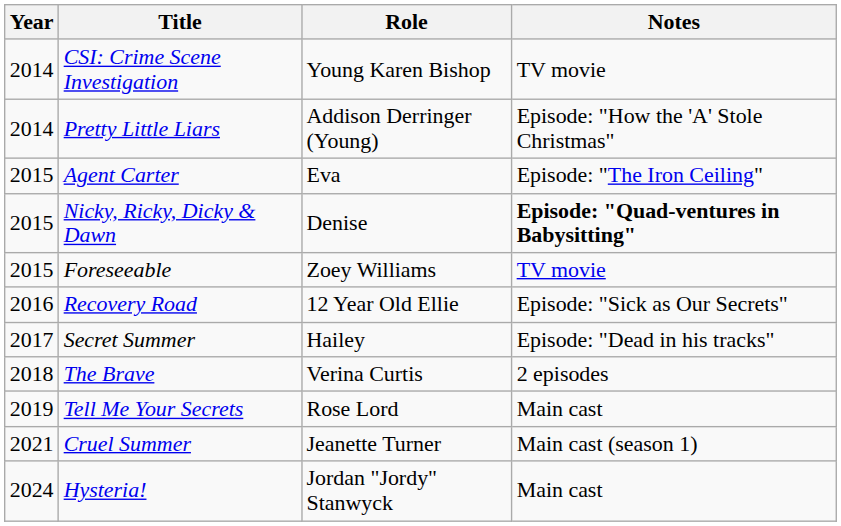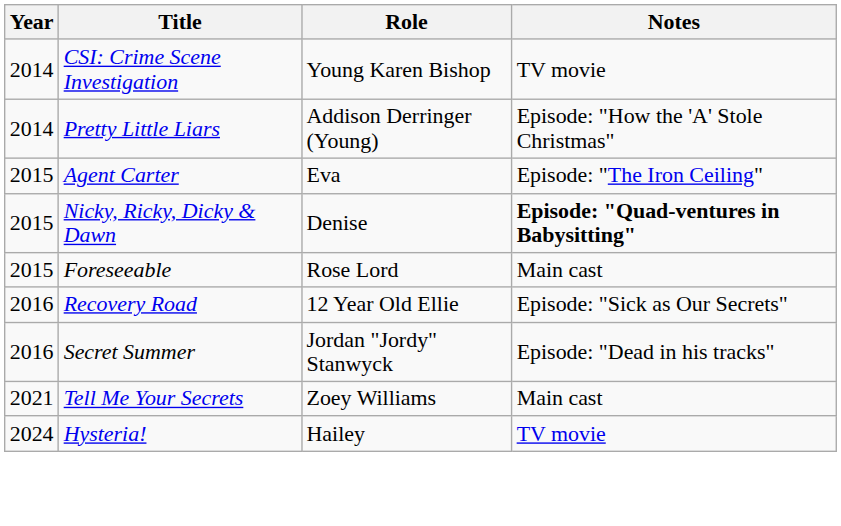(371, 269) Zoey Williams -> (352, 269) Rose Lord
(561, 269) TV movie -> (560, 269) Main cast
(32, 339) 2017 -> (32, 351) 2016
(336, 339) Hailey -> (372, 351) Jordan "Jordy" Stanwyck
- row: (109, 373)
(32, 408) 2019 -> (32, 398) 2021
(352, 408) Rose Lord -> (371, 398) Zoey Williams
- row: (127, 443)
(372, 490) Jordan "Jordy" Stanwyck -> (336, 433) Hailey
(560, 490) Main cast -> (561, 433) TV movie
